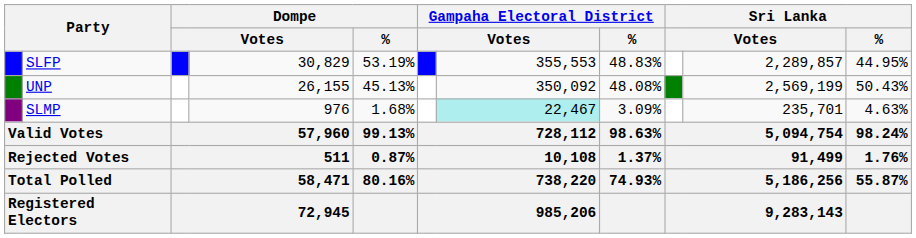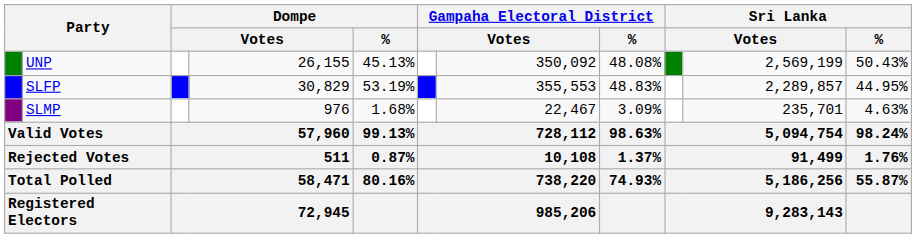rows swapped: (43, 63) <-> (39, 87)
(570, 110) paleturquoise background -> (570, 110) no background
